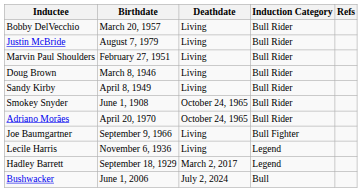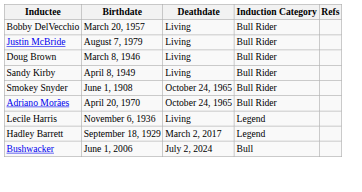- row: (51, 57)
- row: (39, 133)
